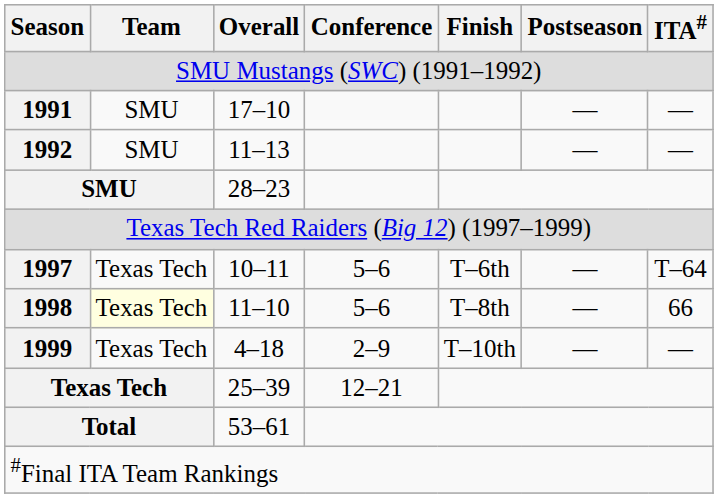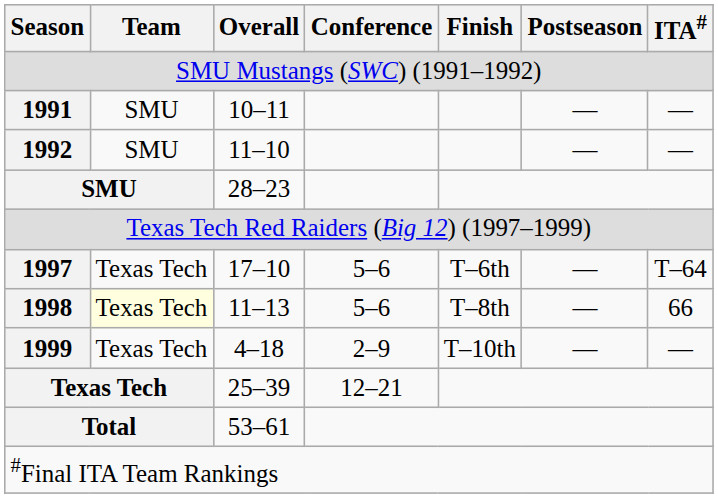(259, 110) 17–10 -> (259, 110) 10–11
(259, 149) 11–13 -> (259, 149) 11–10
(259, 268) 10–11 -> (259, 268) 17–10
(259, 308) 11–10 -> (259, 308) 11–13
